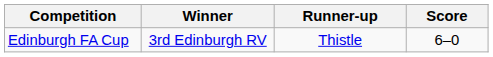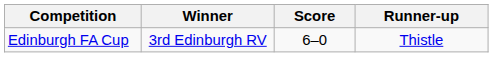columns swapped: (447, 16) <-> (340, 16)
